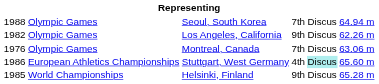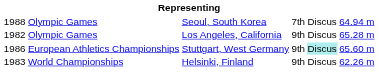(357, 35) 62.26 m -> (357, 35) 65.28 m
- row: (221, 48)
(298, 62) 4th -> (298, 48) 9th
(15, 75) 1985 -> (15, 62) 1983
(357, 75) 65.28 m -> (357, 62) 62.26 m
